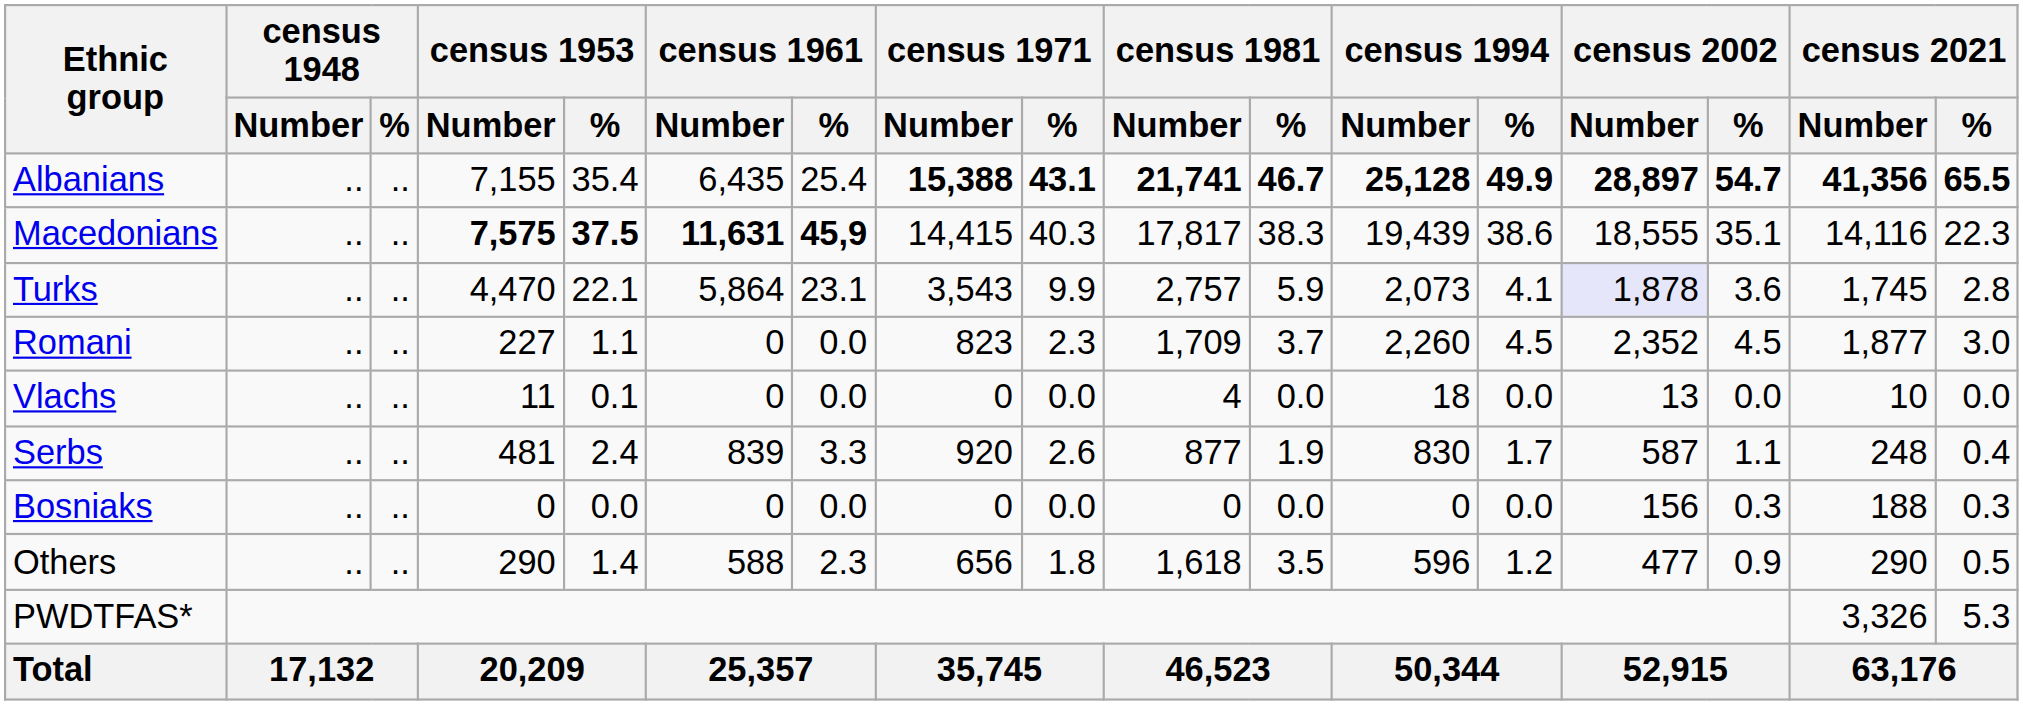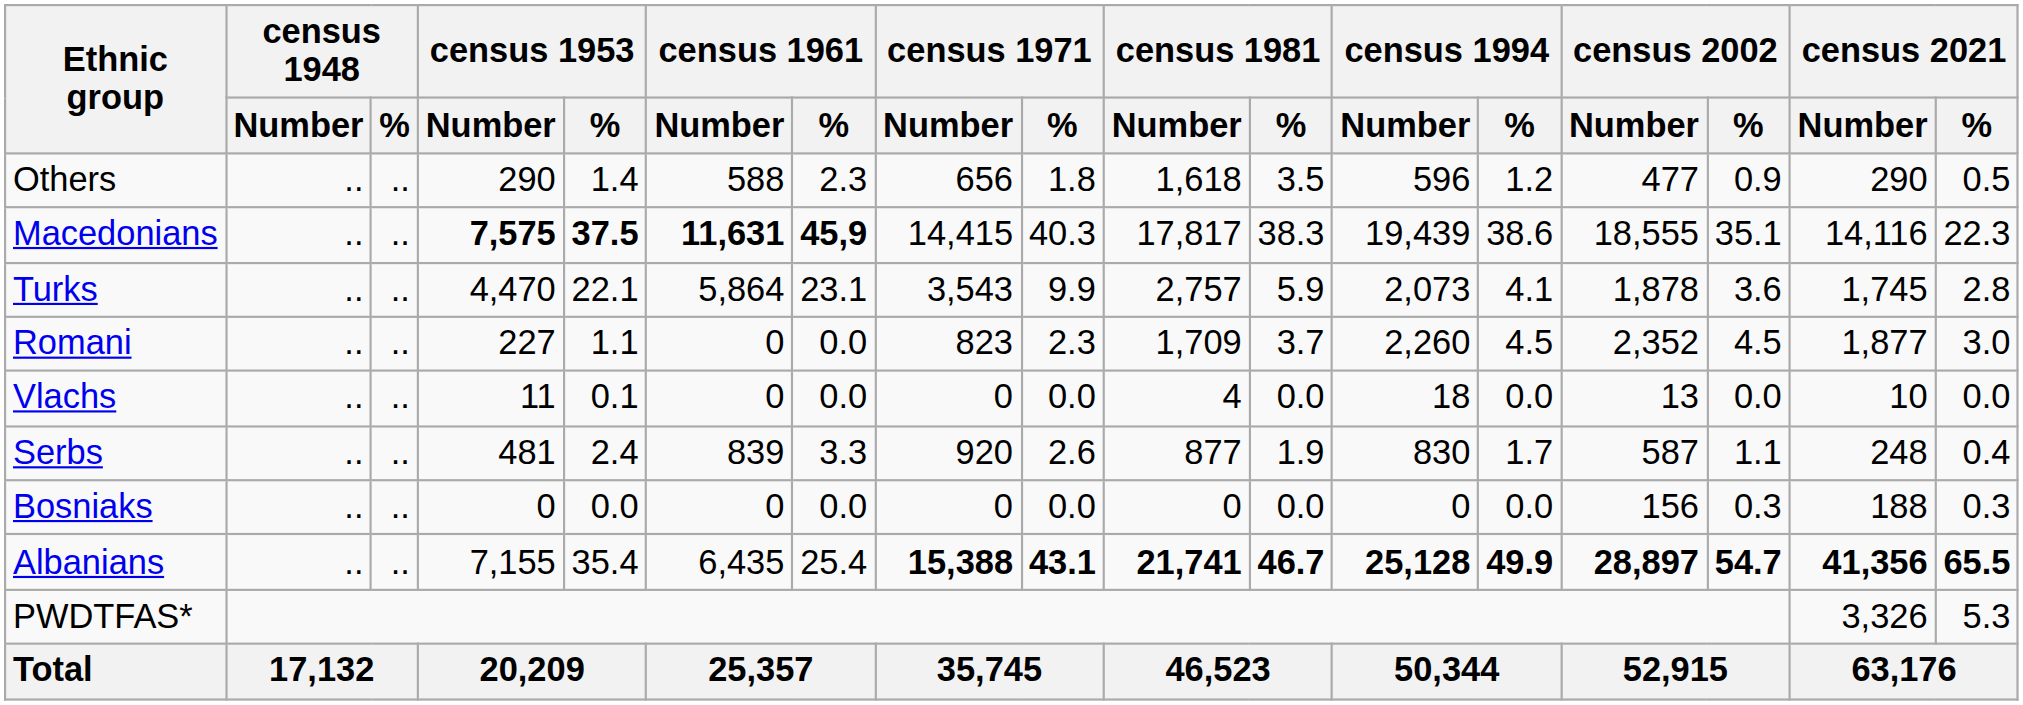rows swapped: (89, 179) <-> (65, 561)
(1656, 288) lavender background -> (1656, 288) no background
